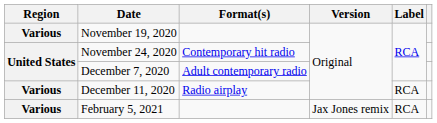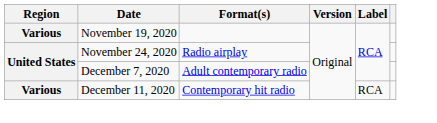(239, 52) Contemporary hit radio -> (215, 52) Radio airplay
(215, 90) Radio airplay -> (239, 90) Contemporary hit radio
- row: (122, 109)
